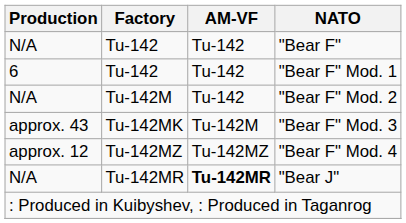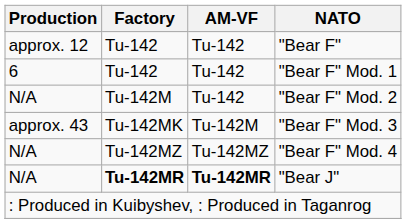(23, 45) N/A -> (48, 45) approx. 12
(49, 151) approx. 12 -> (23, 151) N/A
(145, 178) normal -> (145, 178) bold
